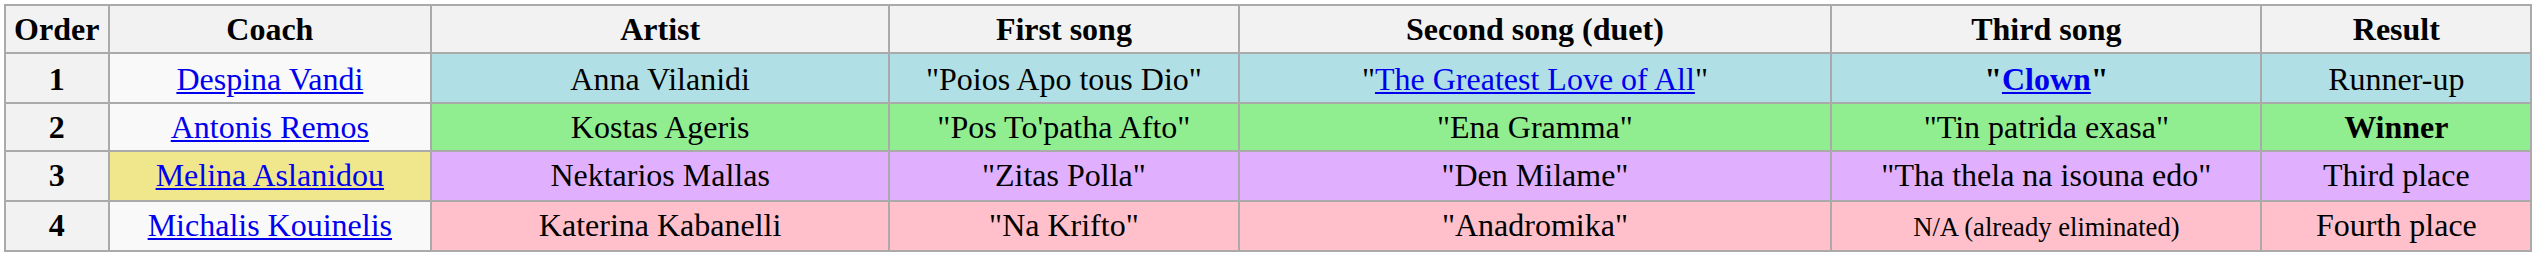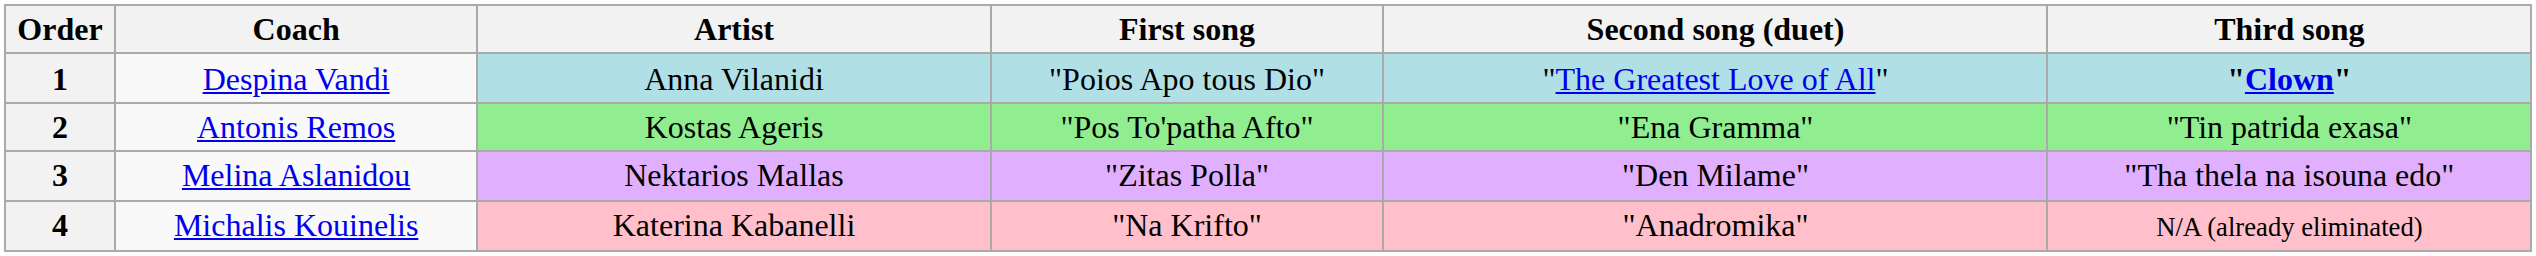- column: (2396, 29)
(270, 176) khaki background -> (296, 176) no background
